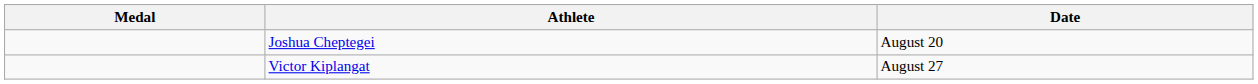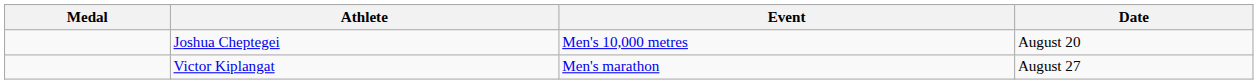+ column: (787, 17)
